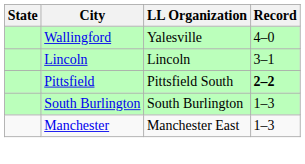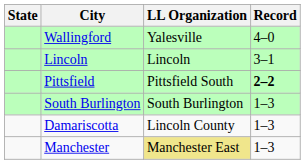+ row: (81, 125)
(193, 125) no background -> (193, 147) khaki background
